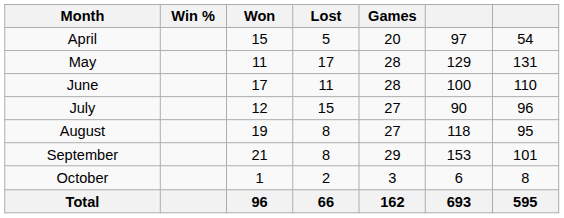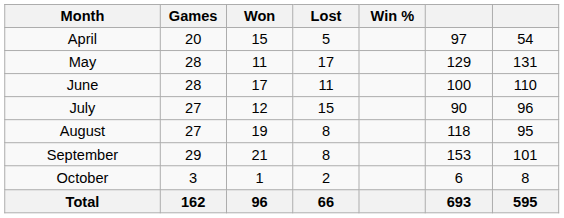columns swapped: (392, 16) <-> (193, 16)
